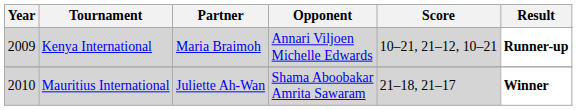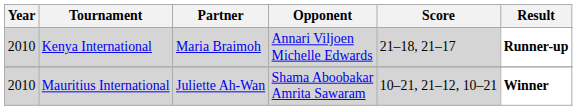(22, 47) 2009 -> (22, 47) 2010
(438, 47) 10–21, 21–12, 10–21 -> (418, 47) 21–18, 21–17
(418, 86) 21–18, 21–17 -> (438, 86) 10–21, 21–12, 10–21
